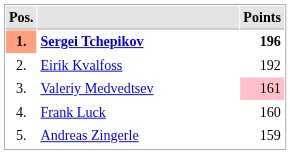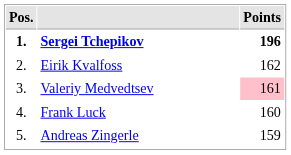(21, 41) lightsalmon background -> (21, 41) no background
(270, 65) 192 -> (270, 65) 162
